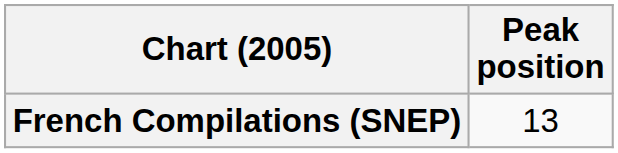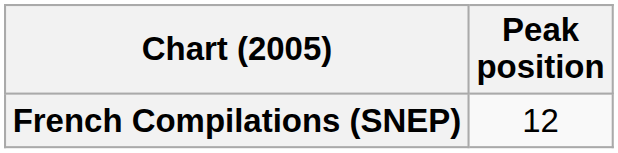(541, 119) 13 -> (541, 119) 12
